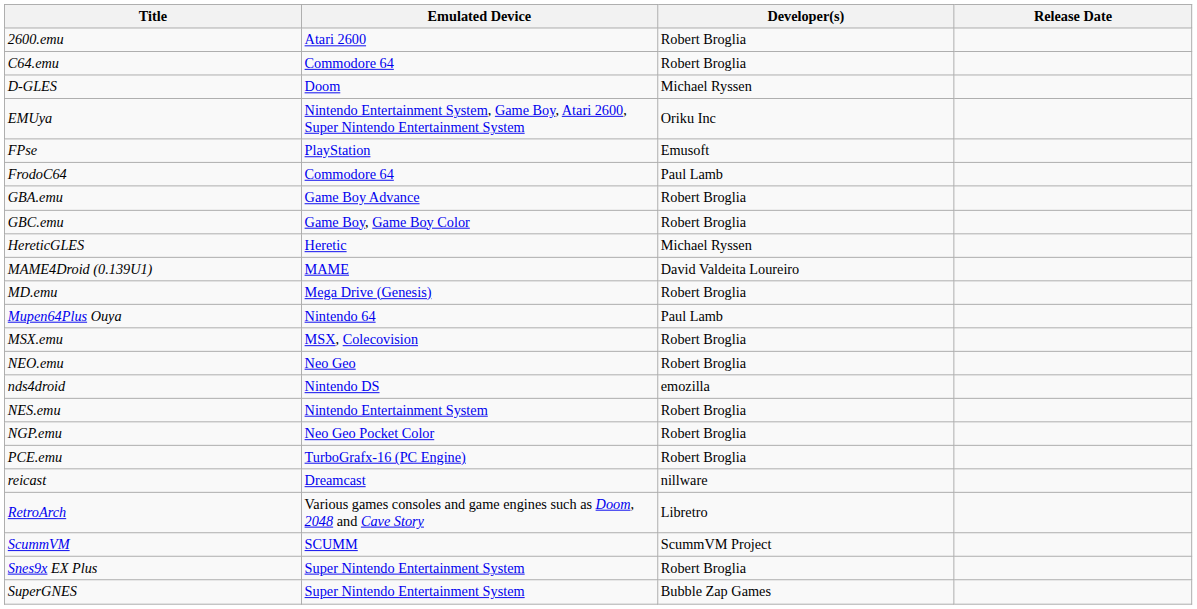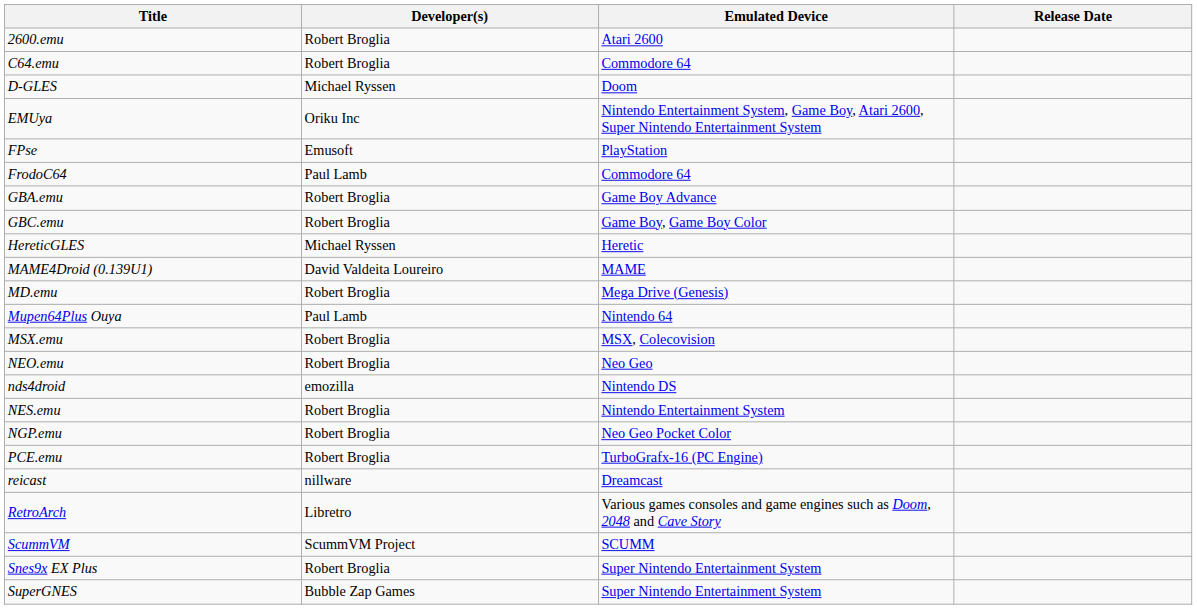columns swapped: (806, 16) <-> (479, 16)
